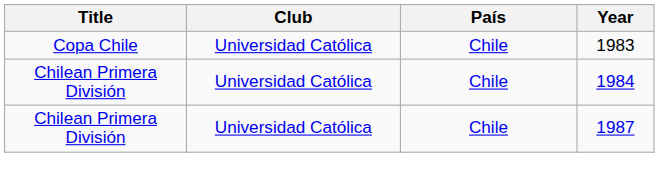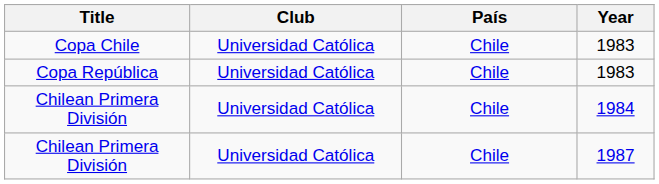+ row: (97, 72)
